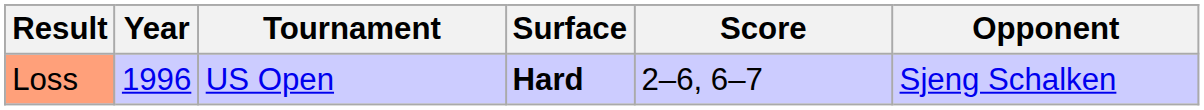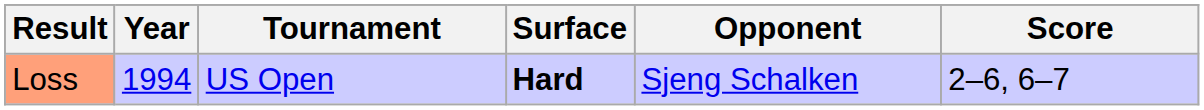columns swapped: (1046, 29) <-> (763, 29)
(157, 78) 1996 -> (157, 78) 1994
